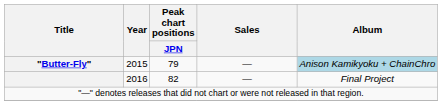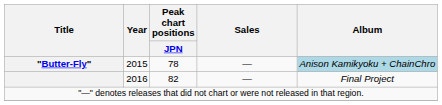(173, 64) 79 -> (173, 64) 78
